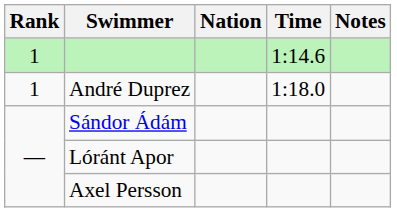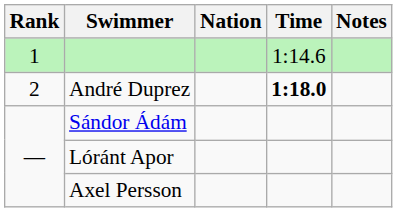(34, 88) 1 -> (34, 88) 2
(298, 88) normal -> (299, 88) bold
